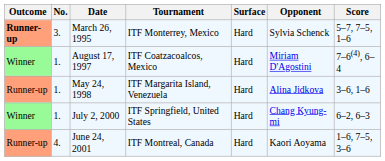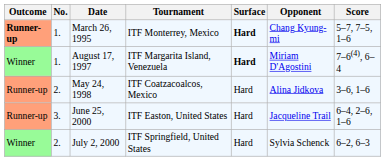(57, 33) 3. -> (57, 33) 1.
(243, 33) normal -> (245, 33) bold
(299, 33) Sylvia Schenck -> (298, 33) Chang Kyung-mi
(165, 61) ITF Coatzacoalcos, Mexico -> (169, 61) ITF Margarita Island, Venezuela
(243, 61) normal -> (245, 61) bold
(57, 89) 1. -> (57, 89) 2.
(169, 89) ITF Margarita Island, Venezuela -> (165, 89) ITF Coatzacoalcos, Mexico
+ row: (88, 115)
(57, 115) 1. -> (57, 142) 2.
(298, 115) Chang Kyung-mi -> (299, 142) Sylvia Schenck
- row: (88, 142)
